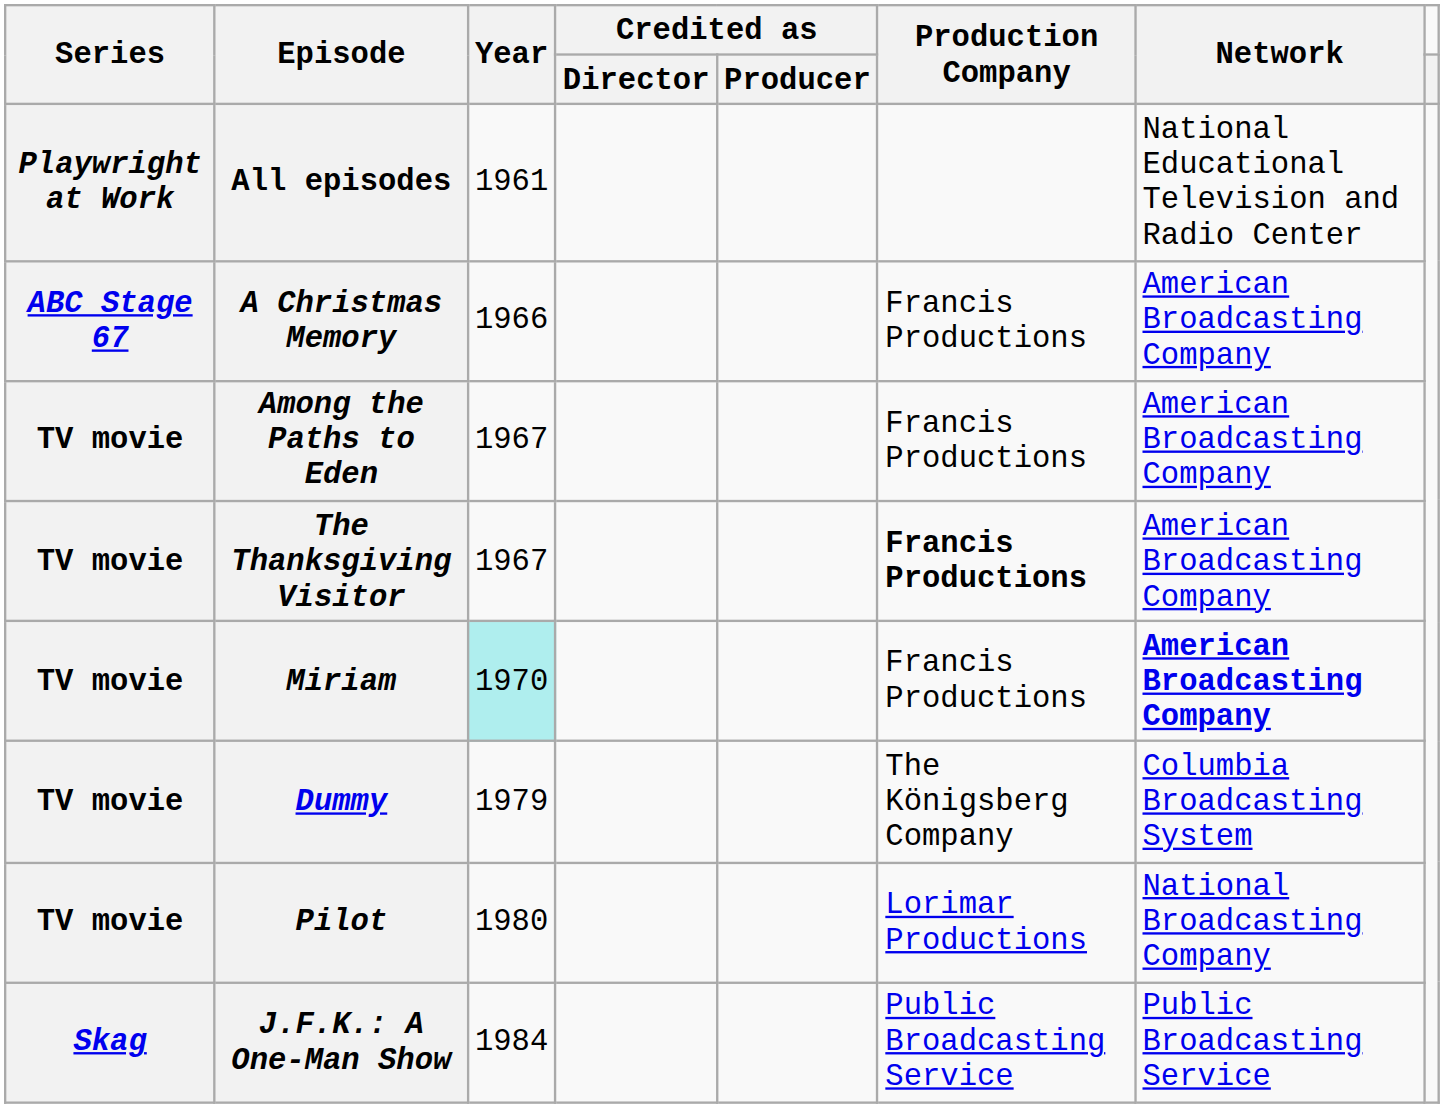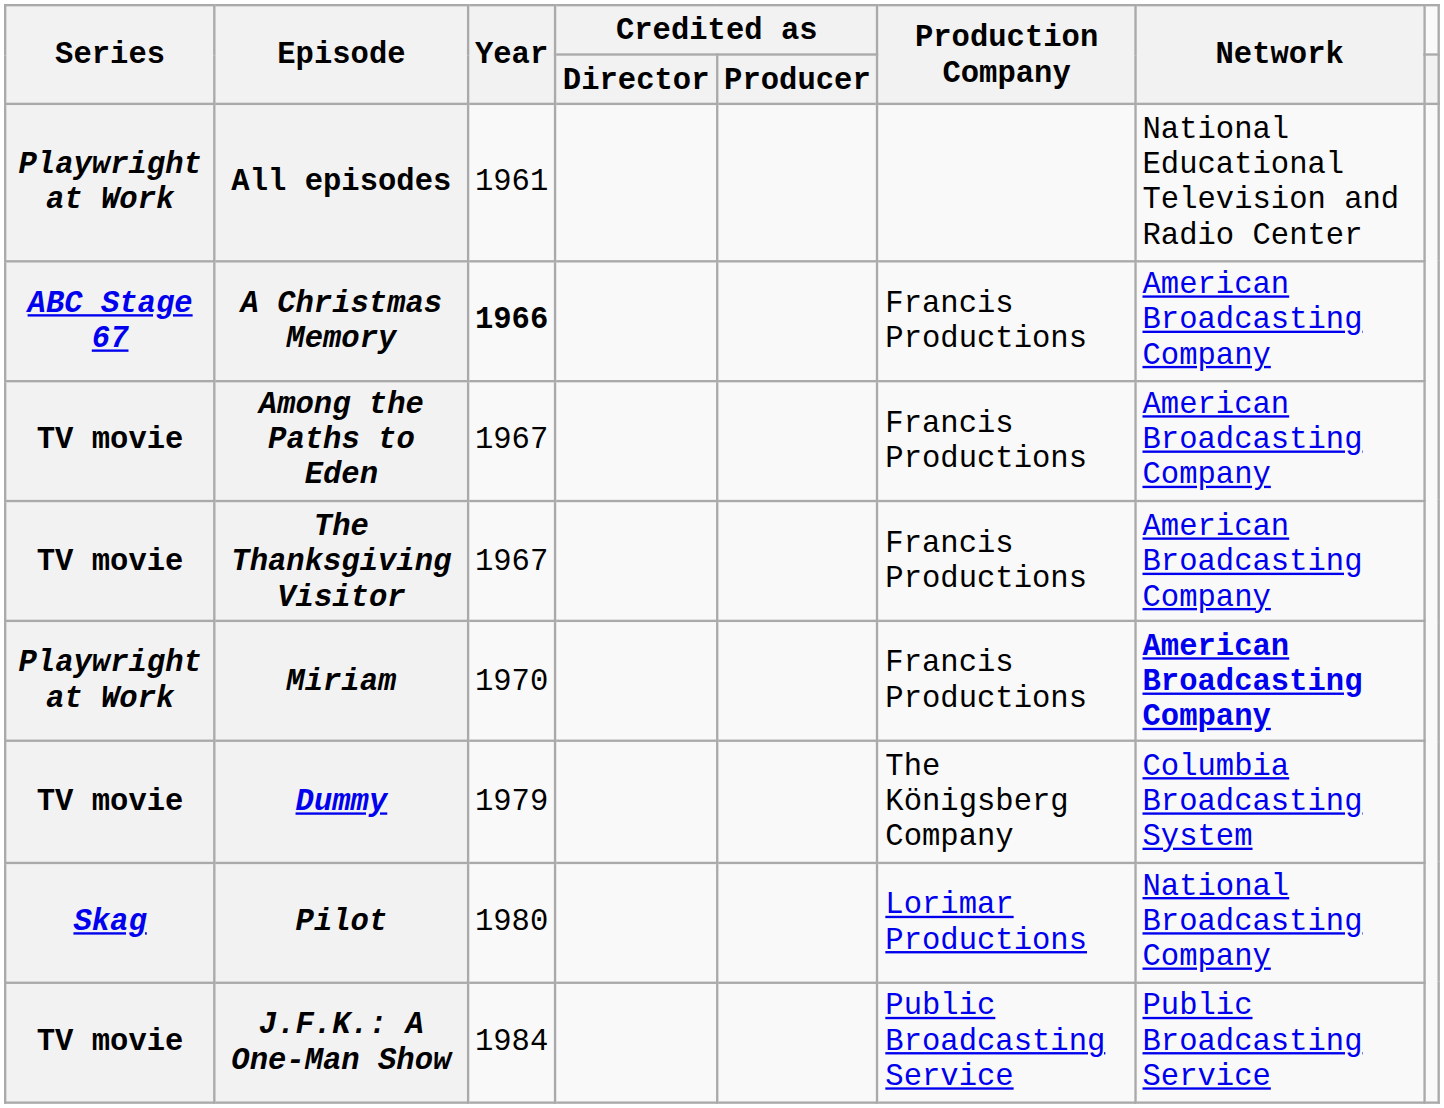(512, 320) normal -> (512, 320) bold
(986, 561) bold -> (986, 561) normal
(110, 681) TV movie -> (110, 681) Playwright at Work
(512, 681) paleturquoise background -> (512, 681) no background
(110, 922) TV movie -> (110, 922) Skag
(110, 1042) Skag -> (110, 1042) TV movie
